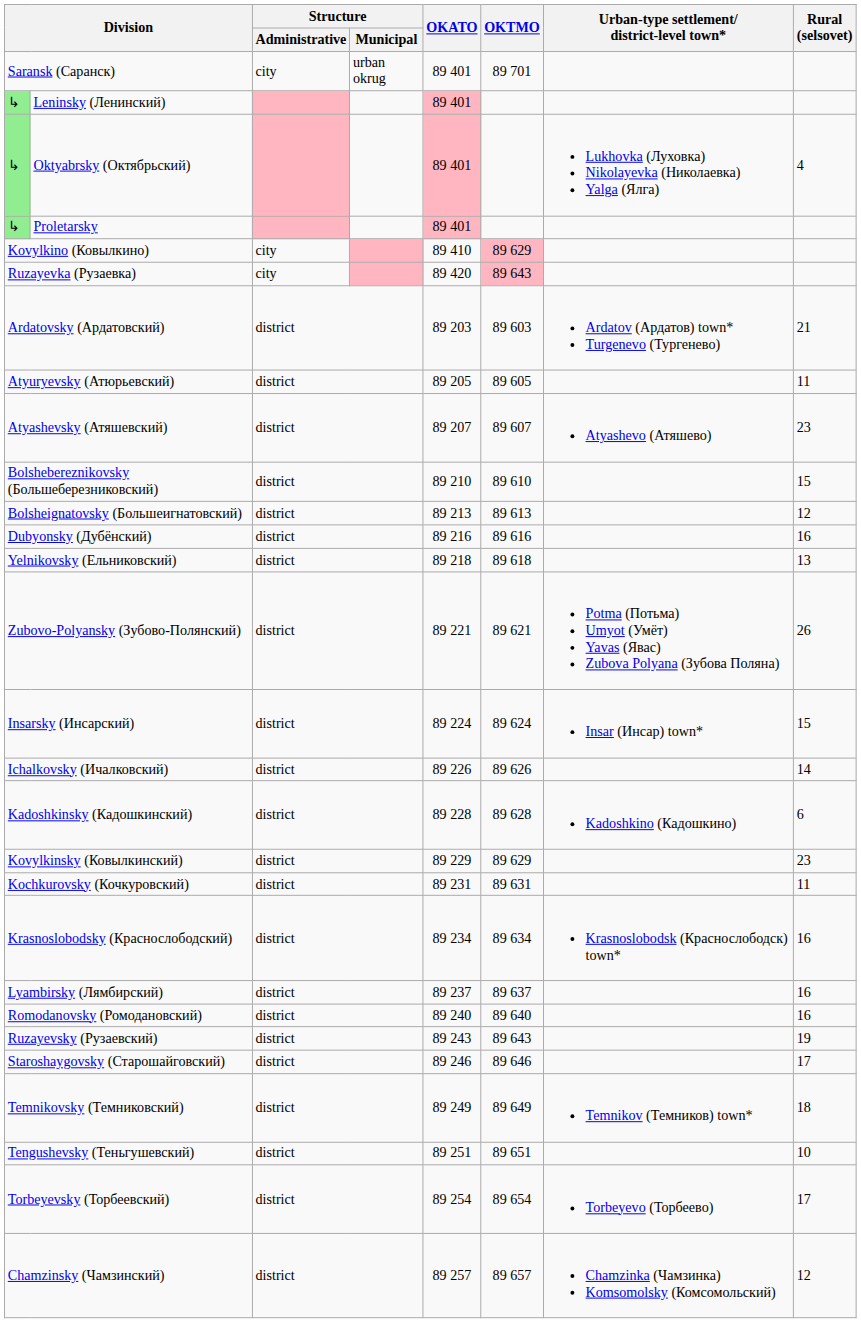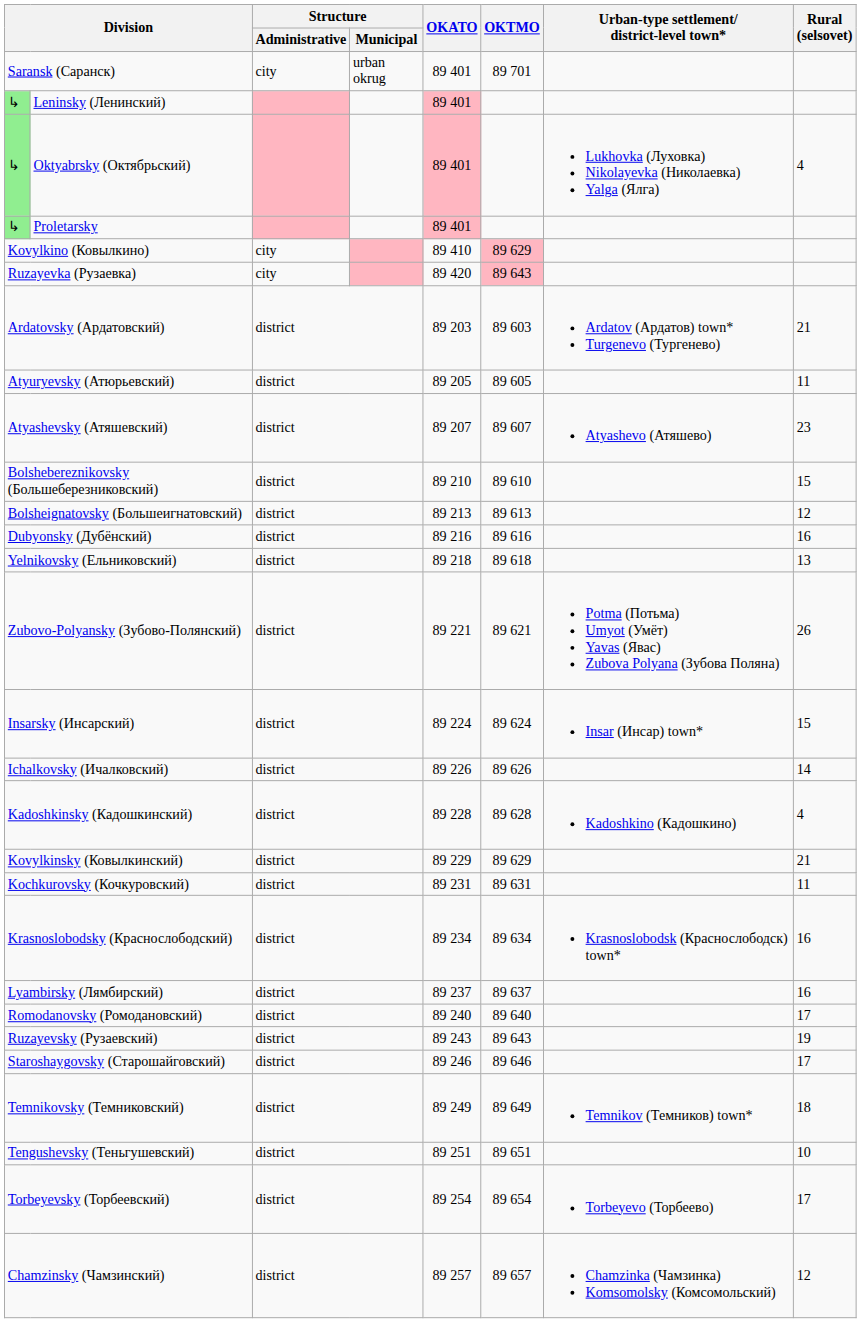(800, 815) 6 -> (800, 815) 4
(804, 861) 23 -> (804, 861) 21
(804, 1015) 16 -> (804, 1015) 17
